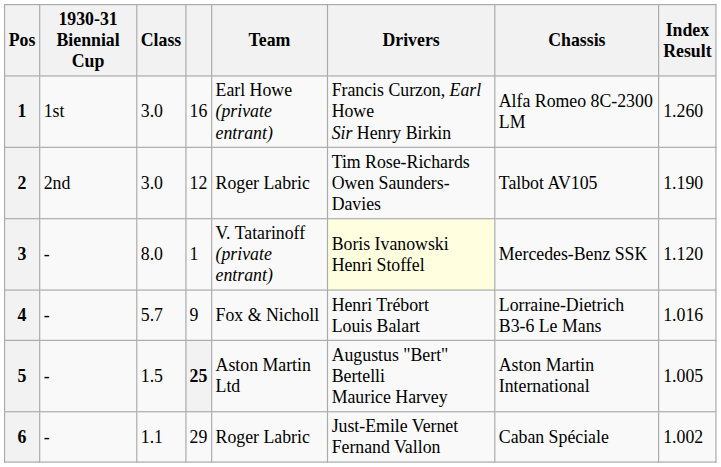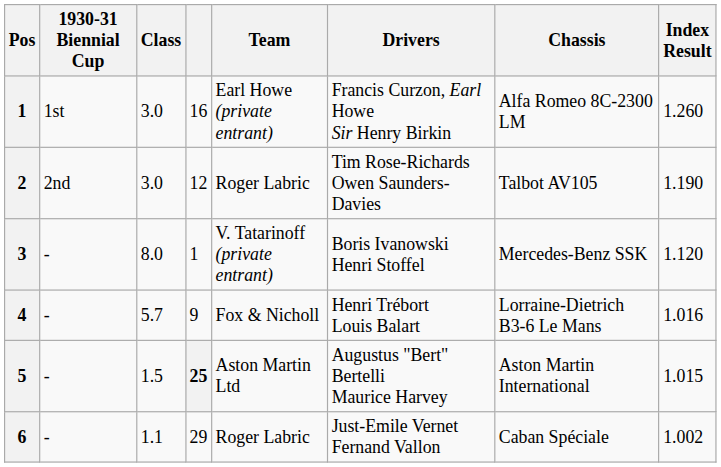(390, 254) lightyellow background -> (390, 254) no background
(683, 376) 1.005 -> (683, 376) 1.015
